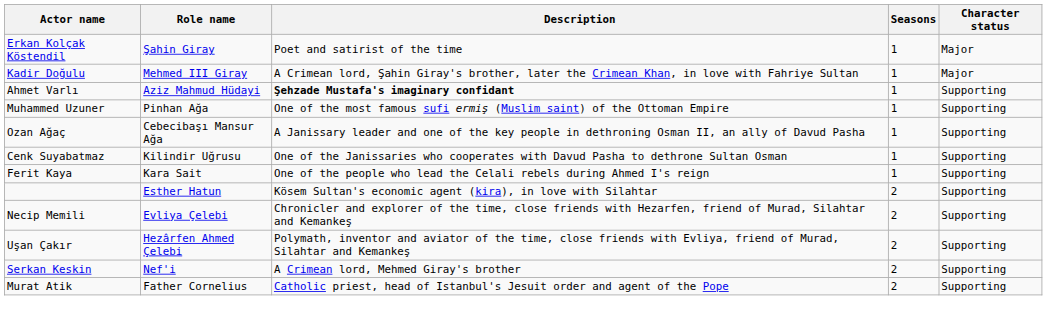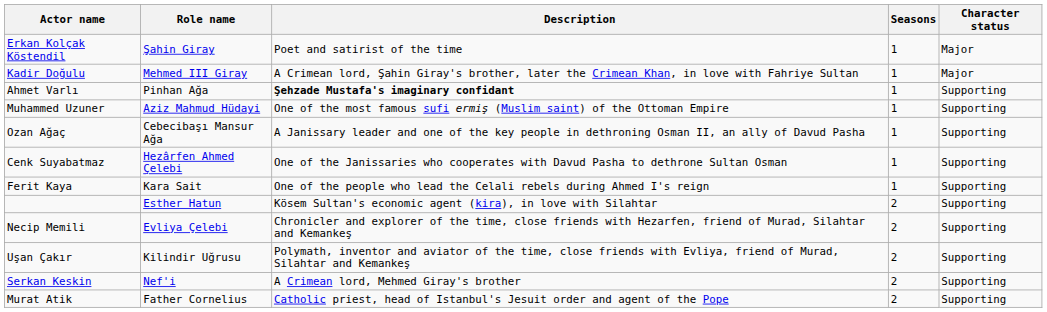(202, 91) Aziz Mahmud Hüdayi -> (176, 91) Pinhan Ağa
(176, 108) Pinhan Ağa -> (202, 108) Aziz Mahmud Hüdayi
(192, 156) Kilindir Uğrusu -> (189, 162) Hezârfen Ahmed Çelebi
(189, 245) Hezârfen Ahmed Çelebi -> (192, 258) Kilindir Uğrusu
